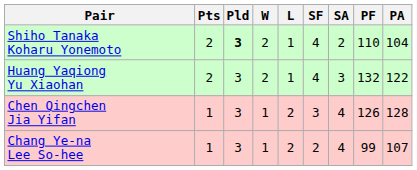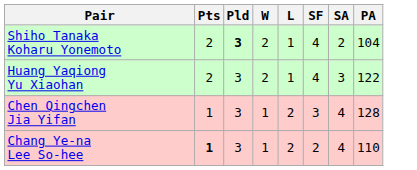- column: (368, 15)
(209, 148) normal -> (209, 148) bold
(397, 148) 107 -> (368, 148) 110
